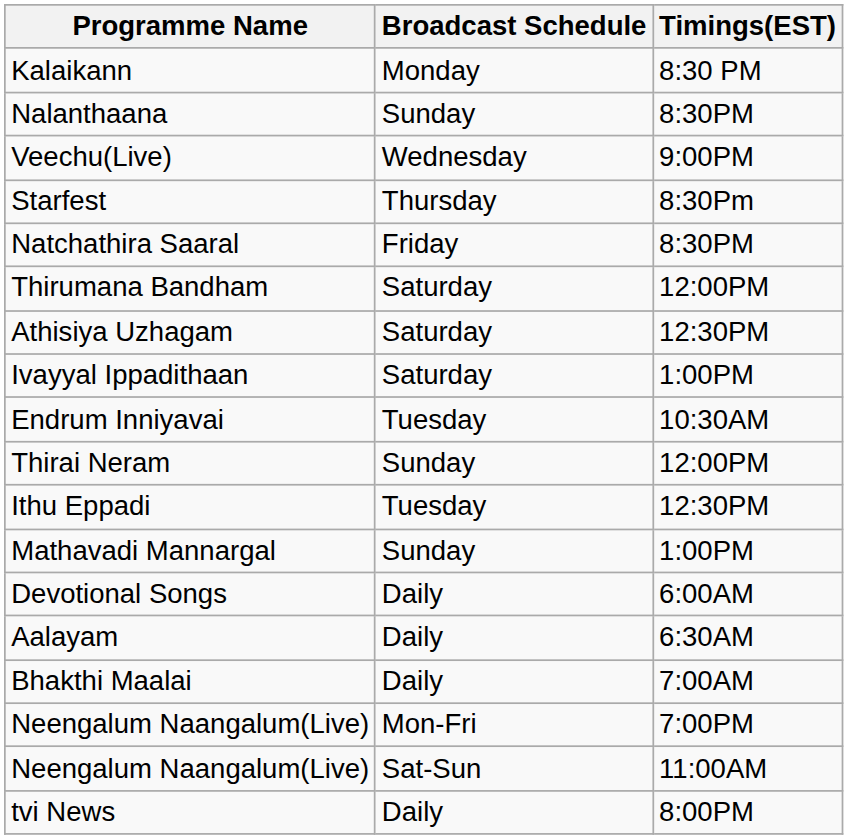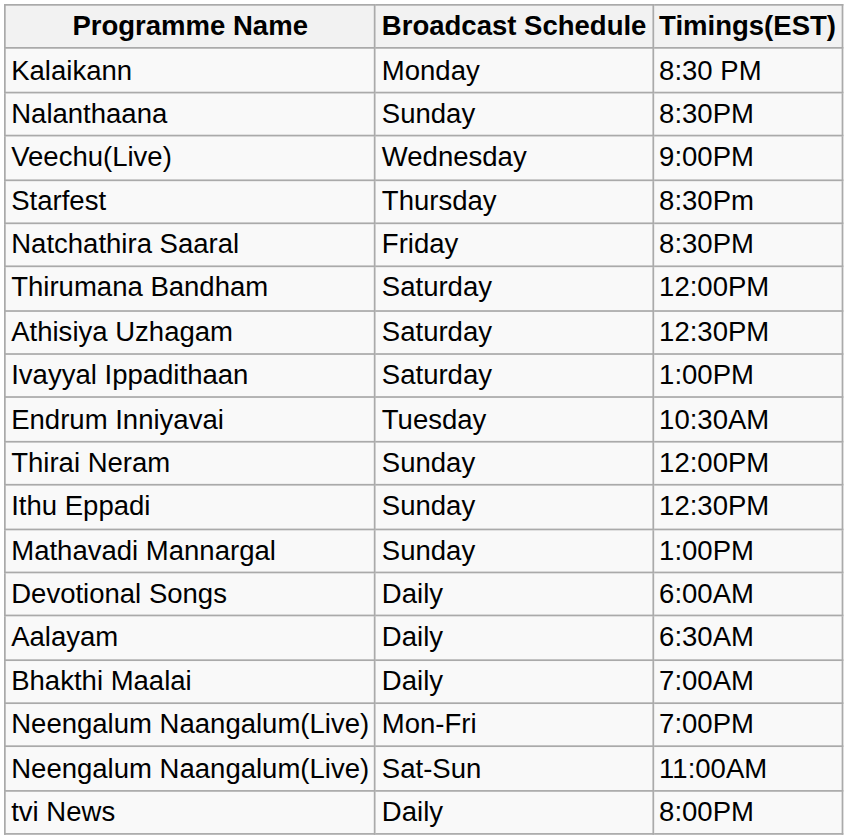(434, 506) Tuesday -> (429, 506) Sunday
